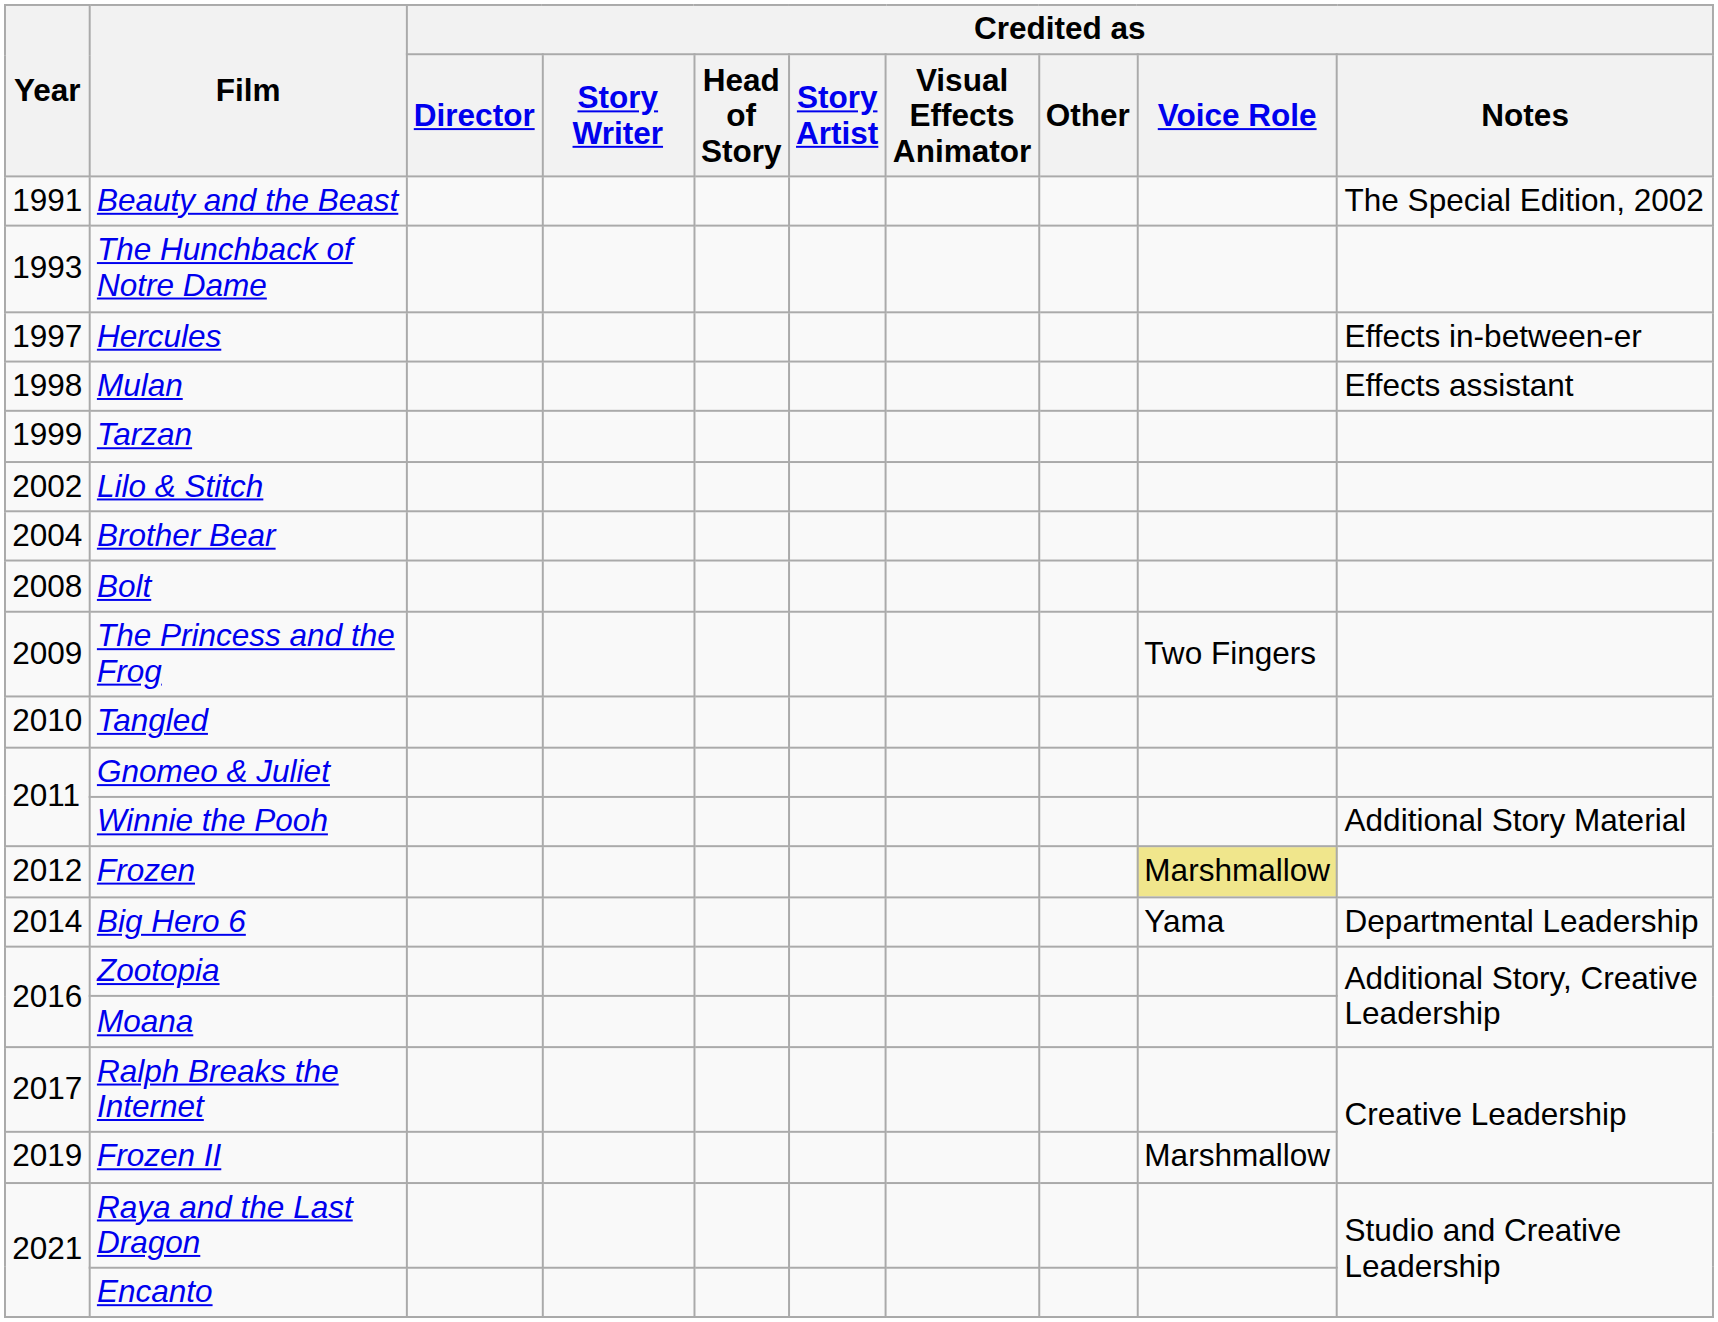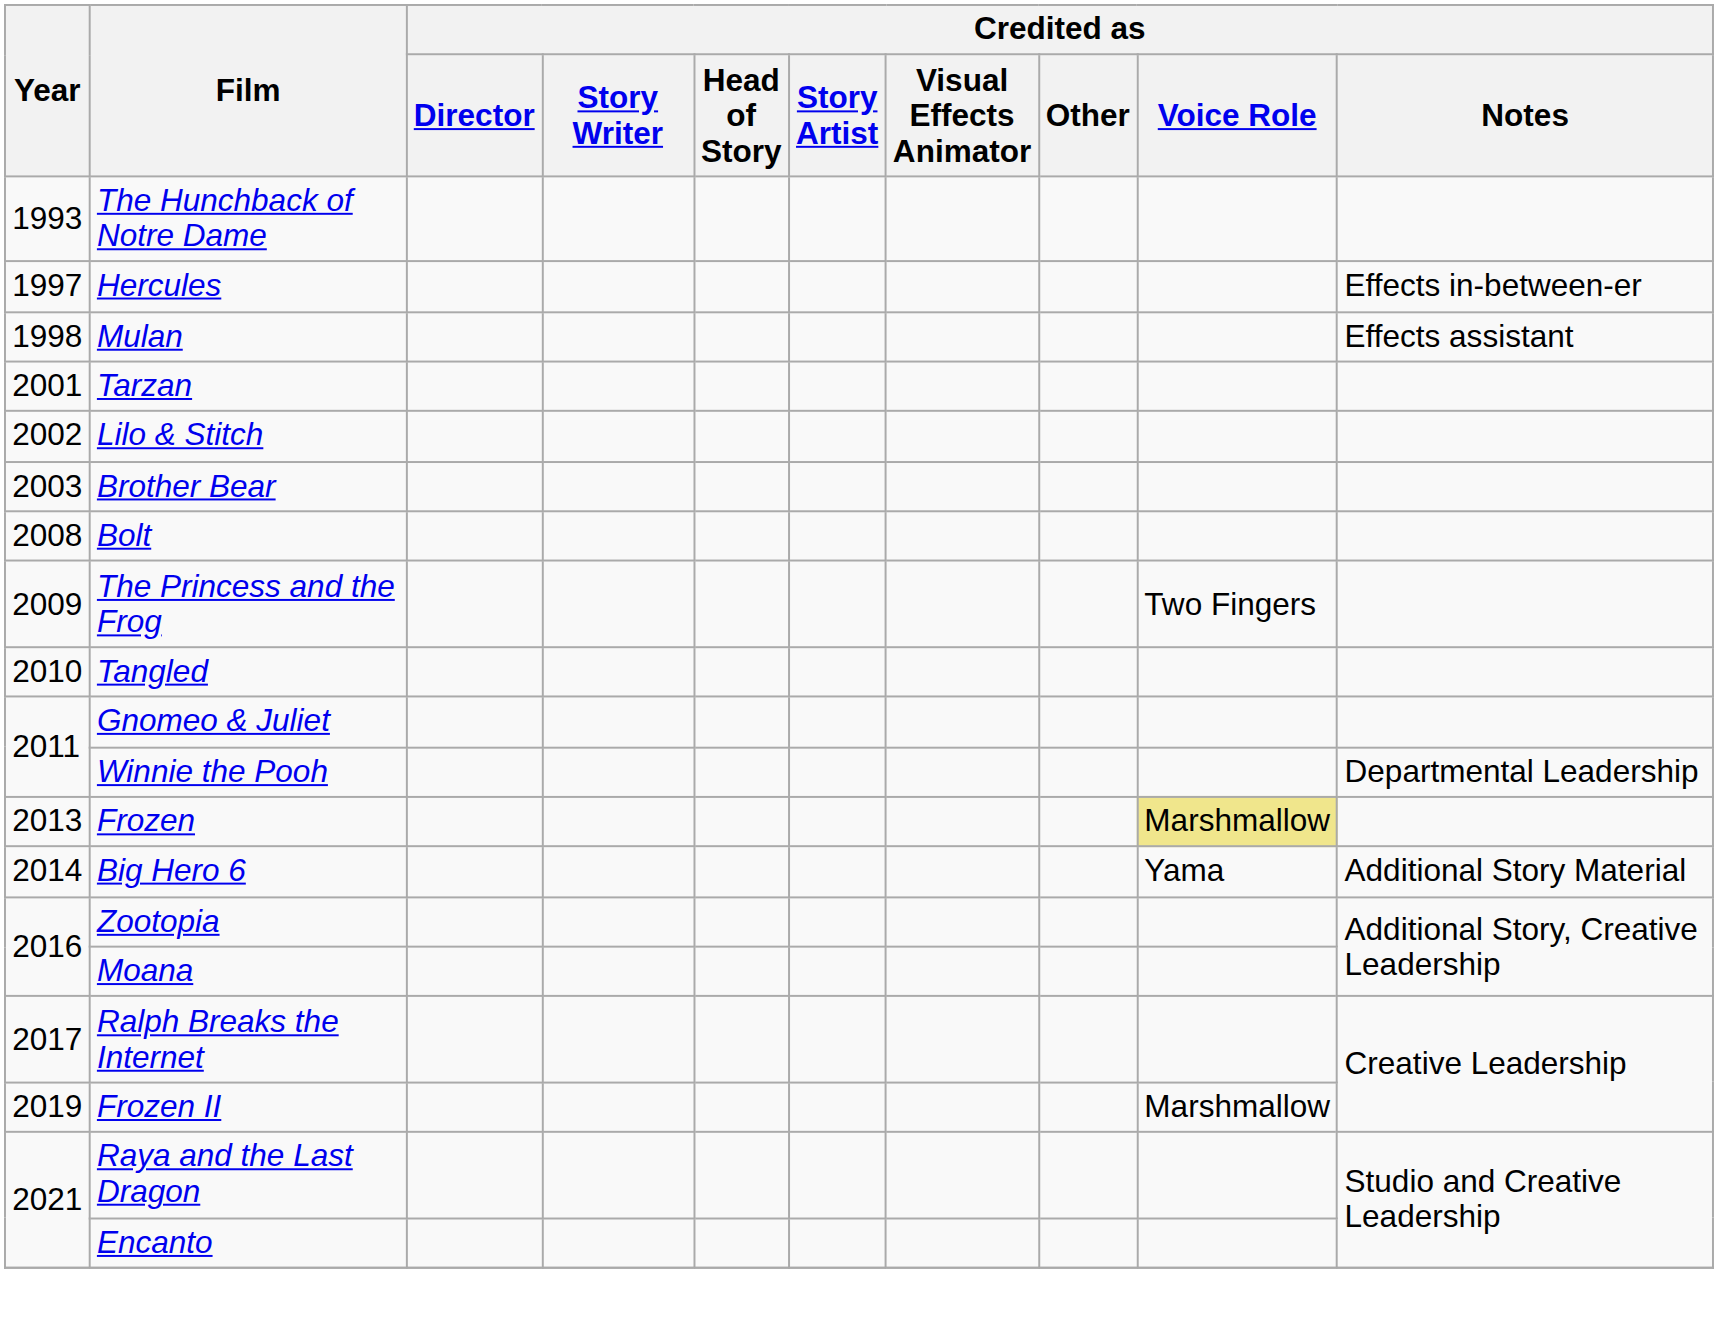- row: (248, 200)
(47, 435) 1999 -> (47, 385) 2001
(47, 535) 2004 -> (47, 485) 2003
(1515, 821) Additional Story Material -> (1522, 771) Departmental Leadership
(47, 871) 2012 -> (47, 821) 2013
(1522, 921) Departmental Leadership -> (1515, 871) Additional Story Material
